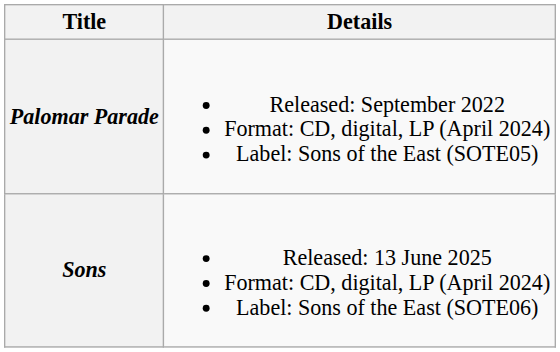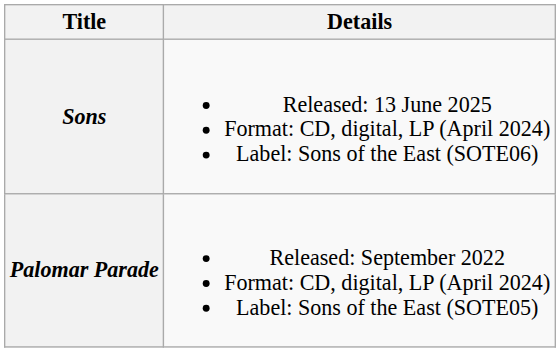rows swapped: (84, 116) <-> (84, 270)
